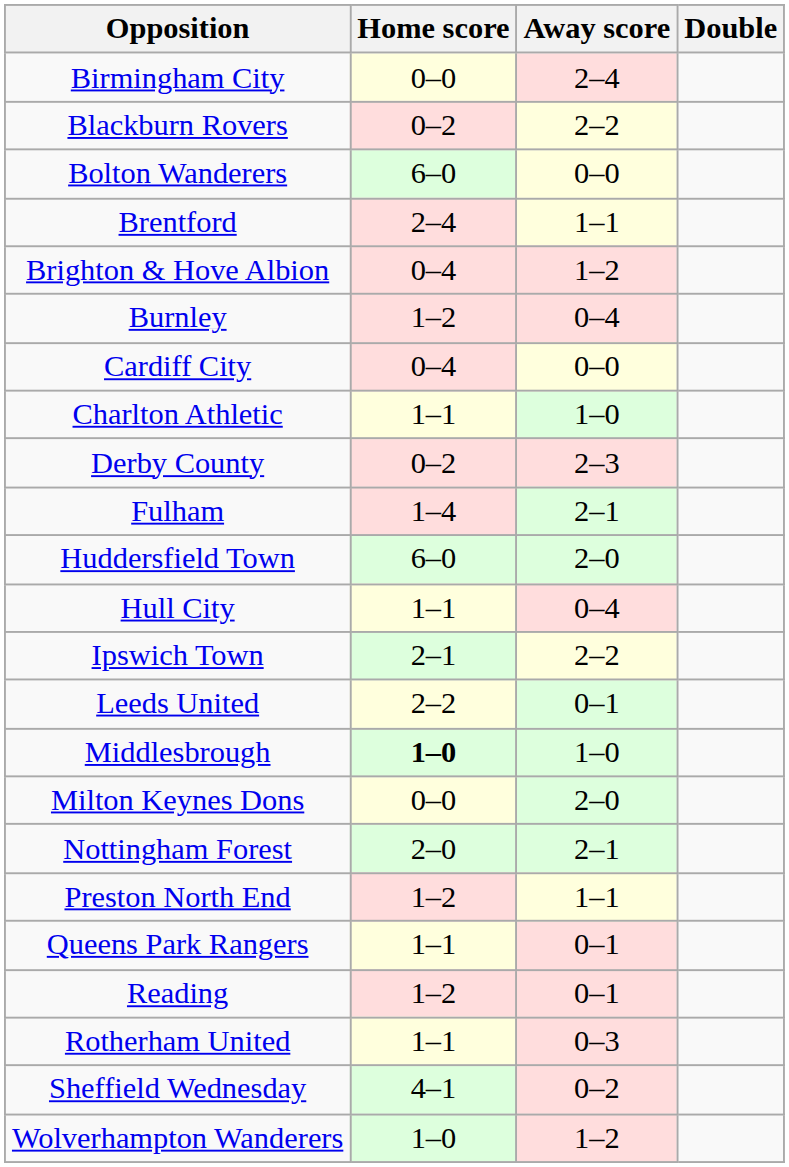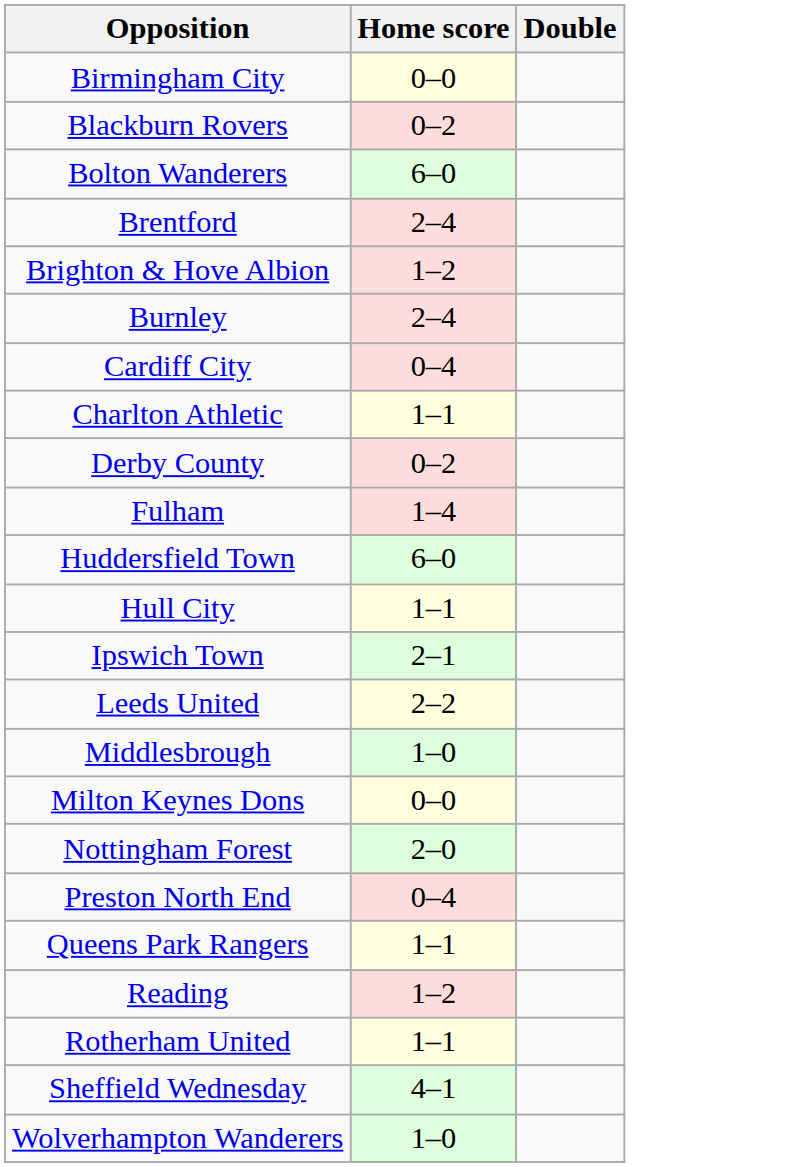- column: (597, 28)
(433, 269) 0–4 -> (433, 269) 1–2
(433, 317) 1–2 -> (433, 317) 2–4
(433, 751) bold -> (433, 751) normal
(433, 896) 1–2 -> (433, 896) 0–4
